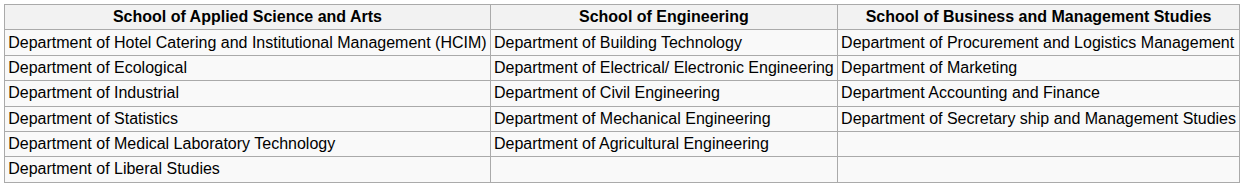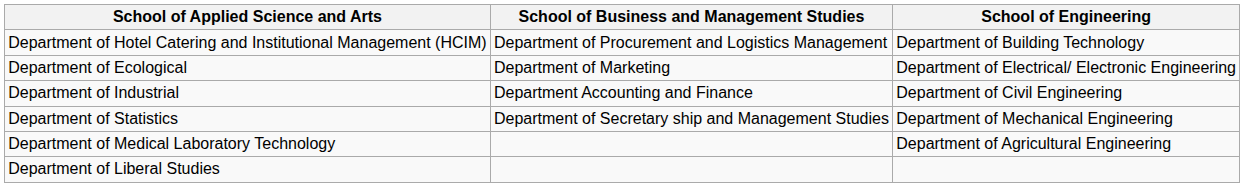columns swapped: (664, 17) <-> (1039, 17)
